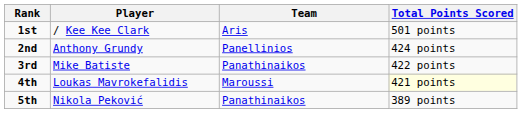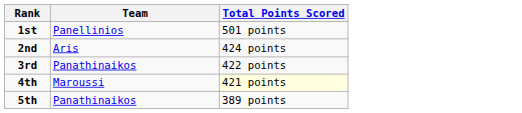- column: (135, 13)
(235, 30) Aris -> (88, 30) Panellinios
(257, 48) Panellinios -> (66, 48) Aris
